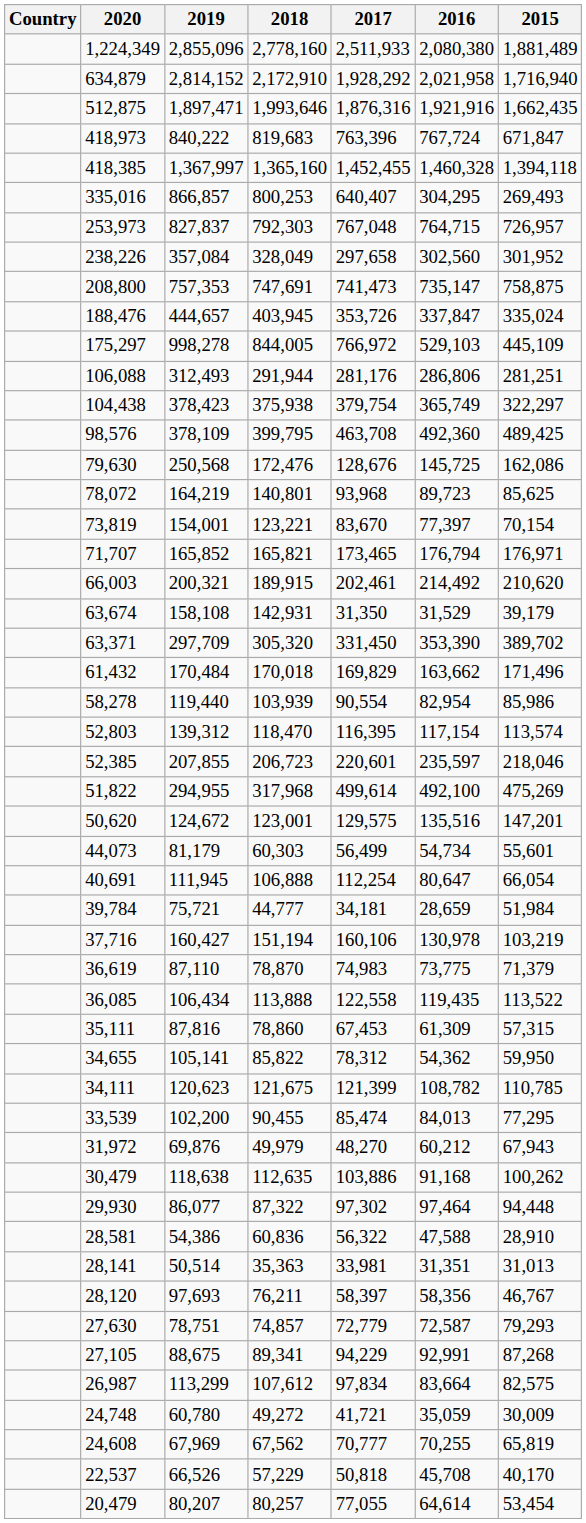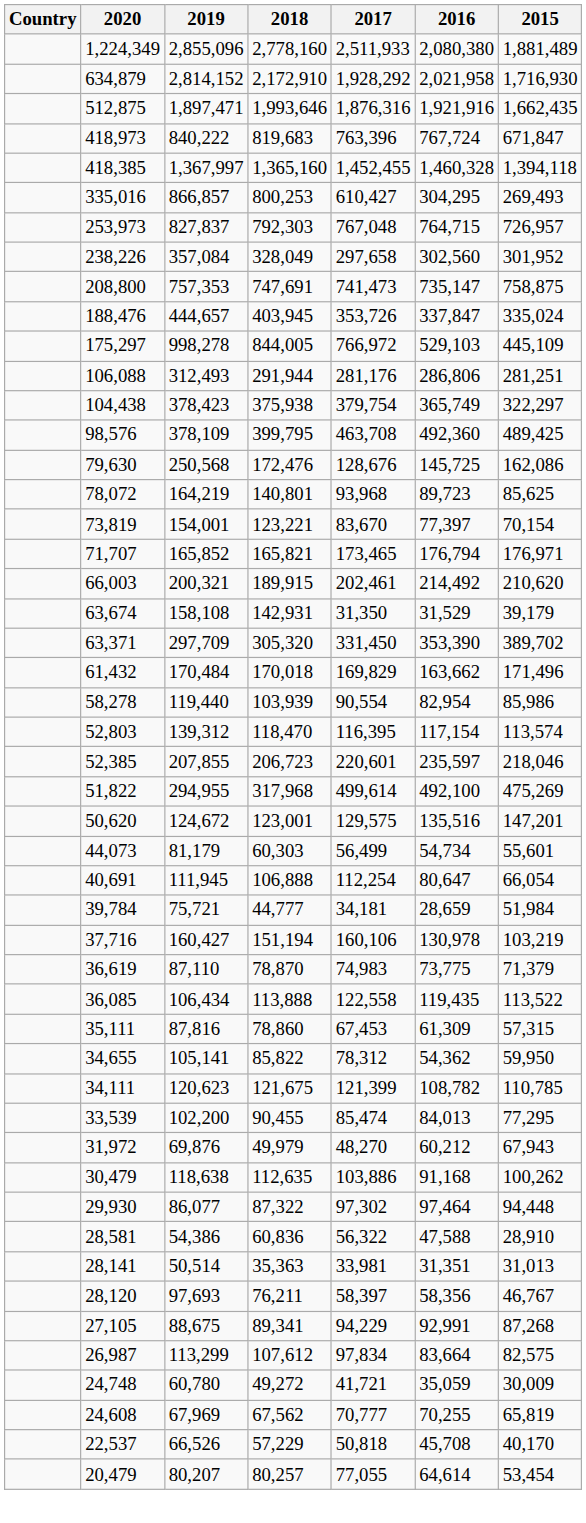(540, 78) 1,716,940 -> (540, 78) 1,716,930
(366, 197) 640,407 -> (366, 197) 610,427
- row: (111, 1325)
